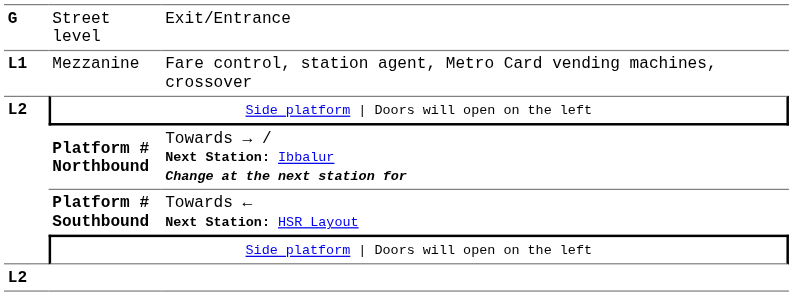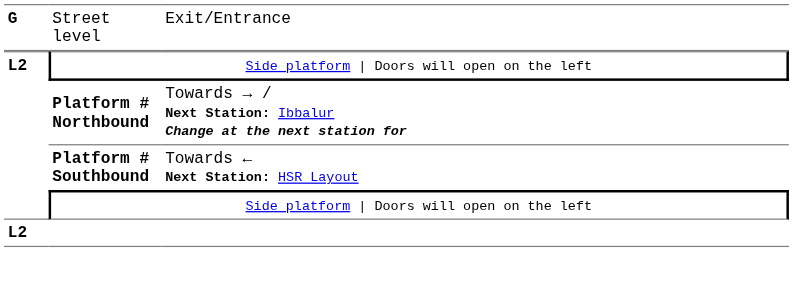- row: (96, 64)
